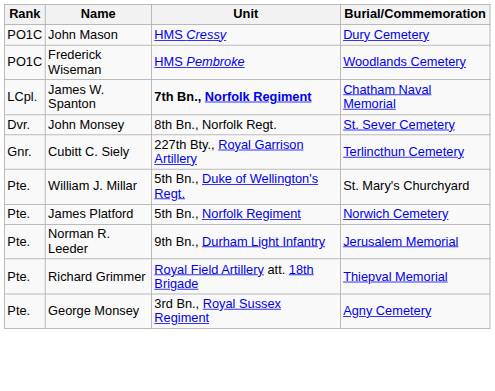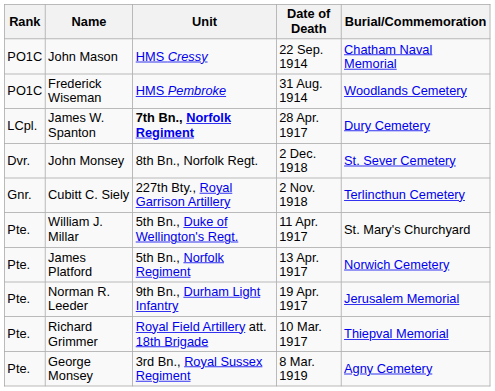+ column: (309, 21)
(386, 34) Dury Cemetery -> (388, 56) Chatham Naval Memorial
(387, 97) Chatham Naval Memorial -> (387, 125) Dury Cemetery
